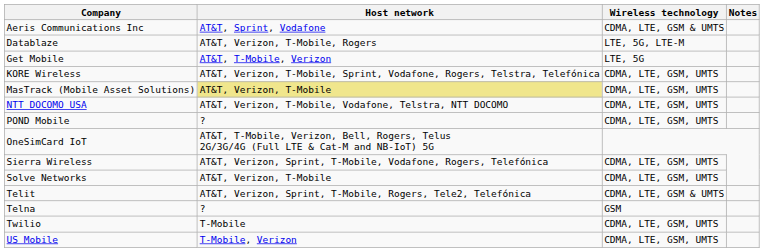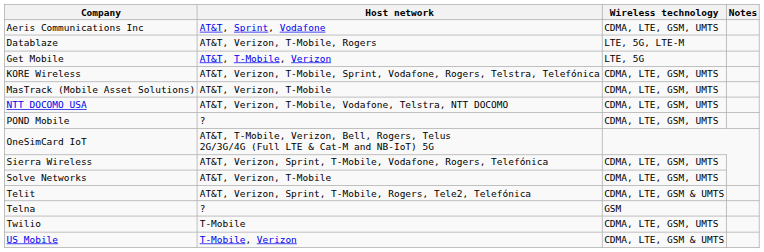(664, 28) CDMA, LTE, GSM & UMTS -> (661, 28) CDMA, LTE, GSM, UMTS
(265, 89) khaki background -> (265, 89) no background
(661, 240) CDMA, LTE, GSM, UMTS -> (664, 240) CDMA, LTE, GSM & UMTS
